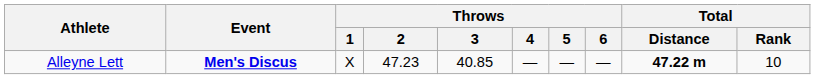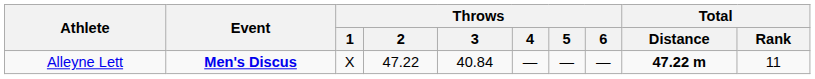(401, 62) 47.23 -> (401, 62) 47.22
(475, 62) 40.85 -> (475, 62) 40.84
(773, 62) 10 -> (773, 62) 11
